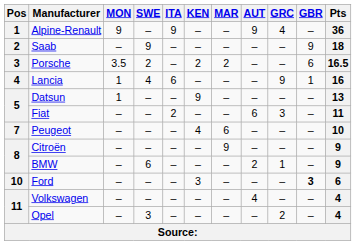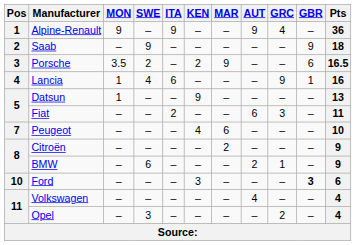(226, 64) 2 -> (226, 64) 9
(226, 148) 9 -> (226, 148) 2
